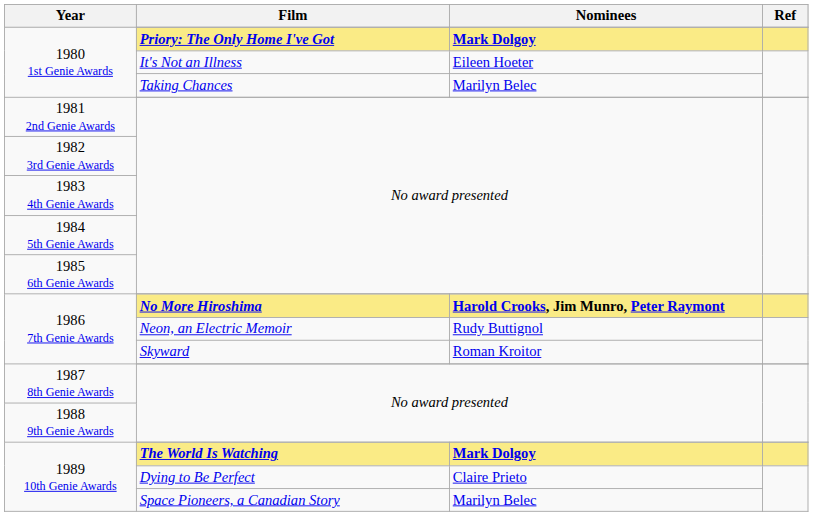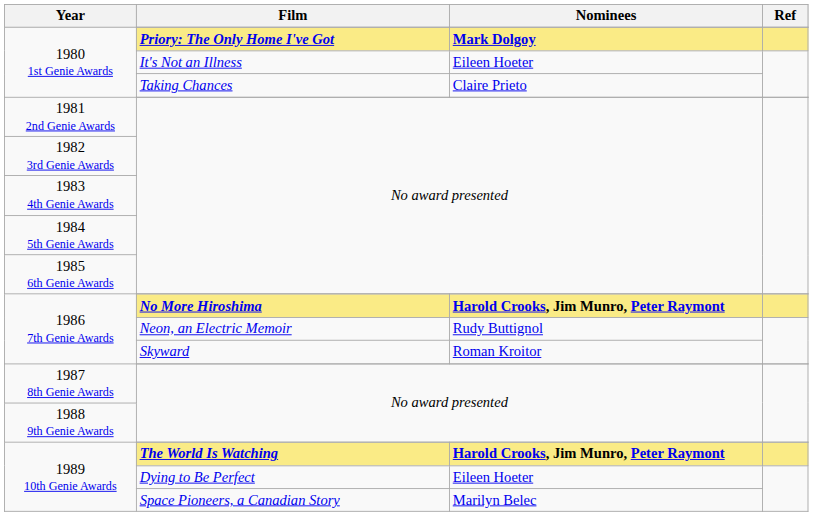(495, 85) Marilyn Belec -> (490, 85) Claire Prieto
(494, 453) Mark Dolgoy -> (589, 453) Harold Crooks, Jim Munro, Peter Raymont
(490, 477) Claire Prieto -> (493, 477) Eileen Hoeter
